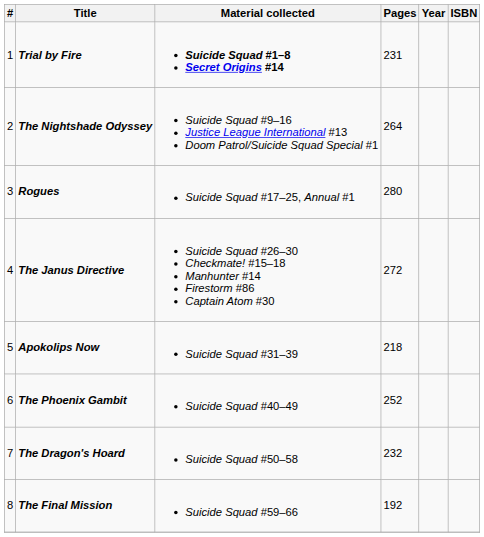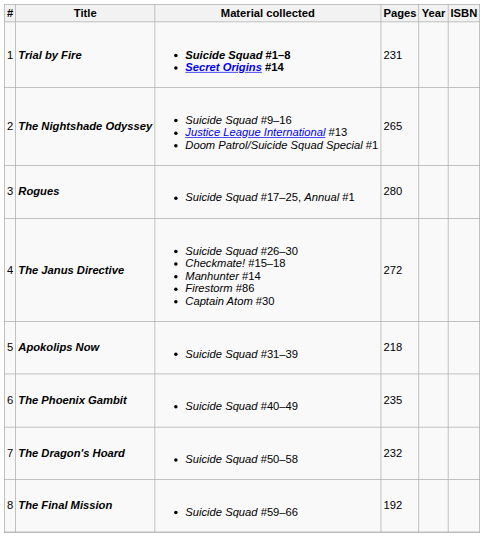(393, 126) 264 -> (393, 126) 265
(393, 400) 252 -> (393, 400) 235
